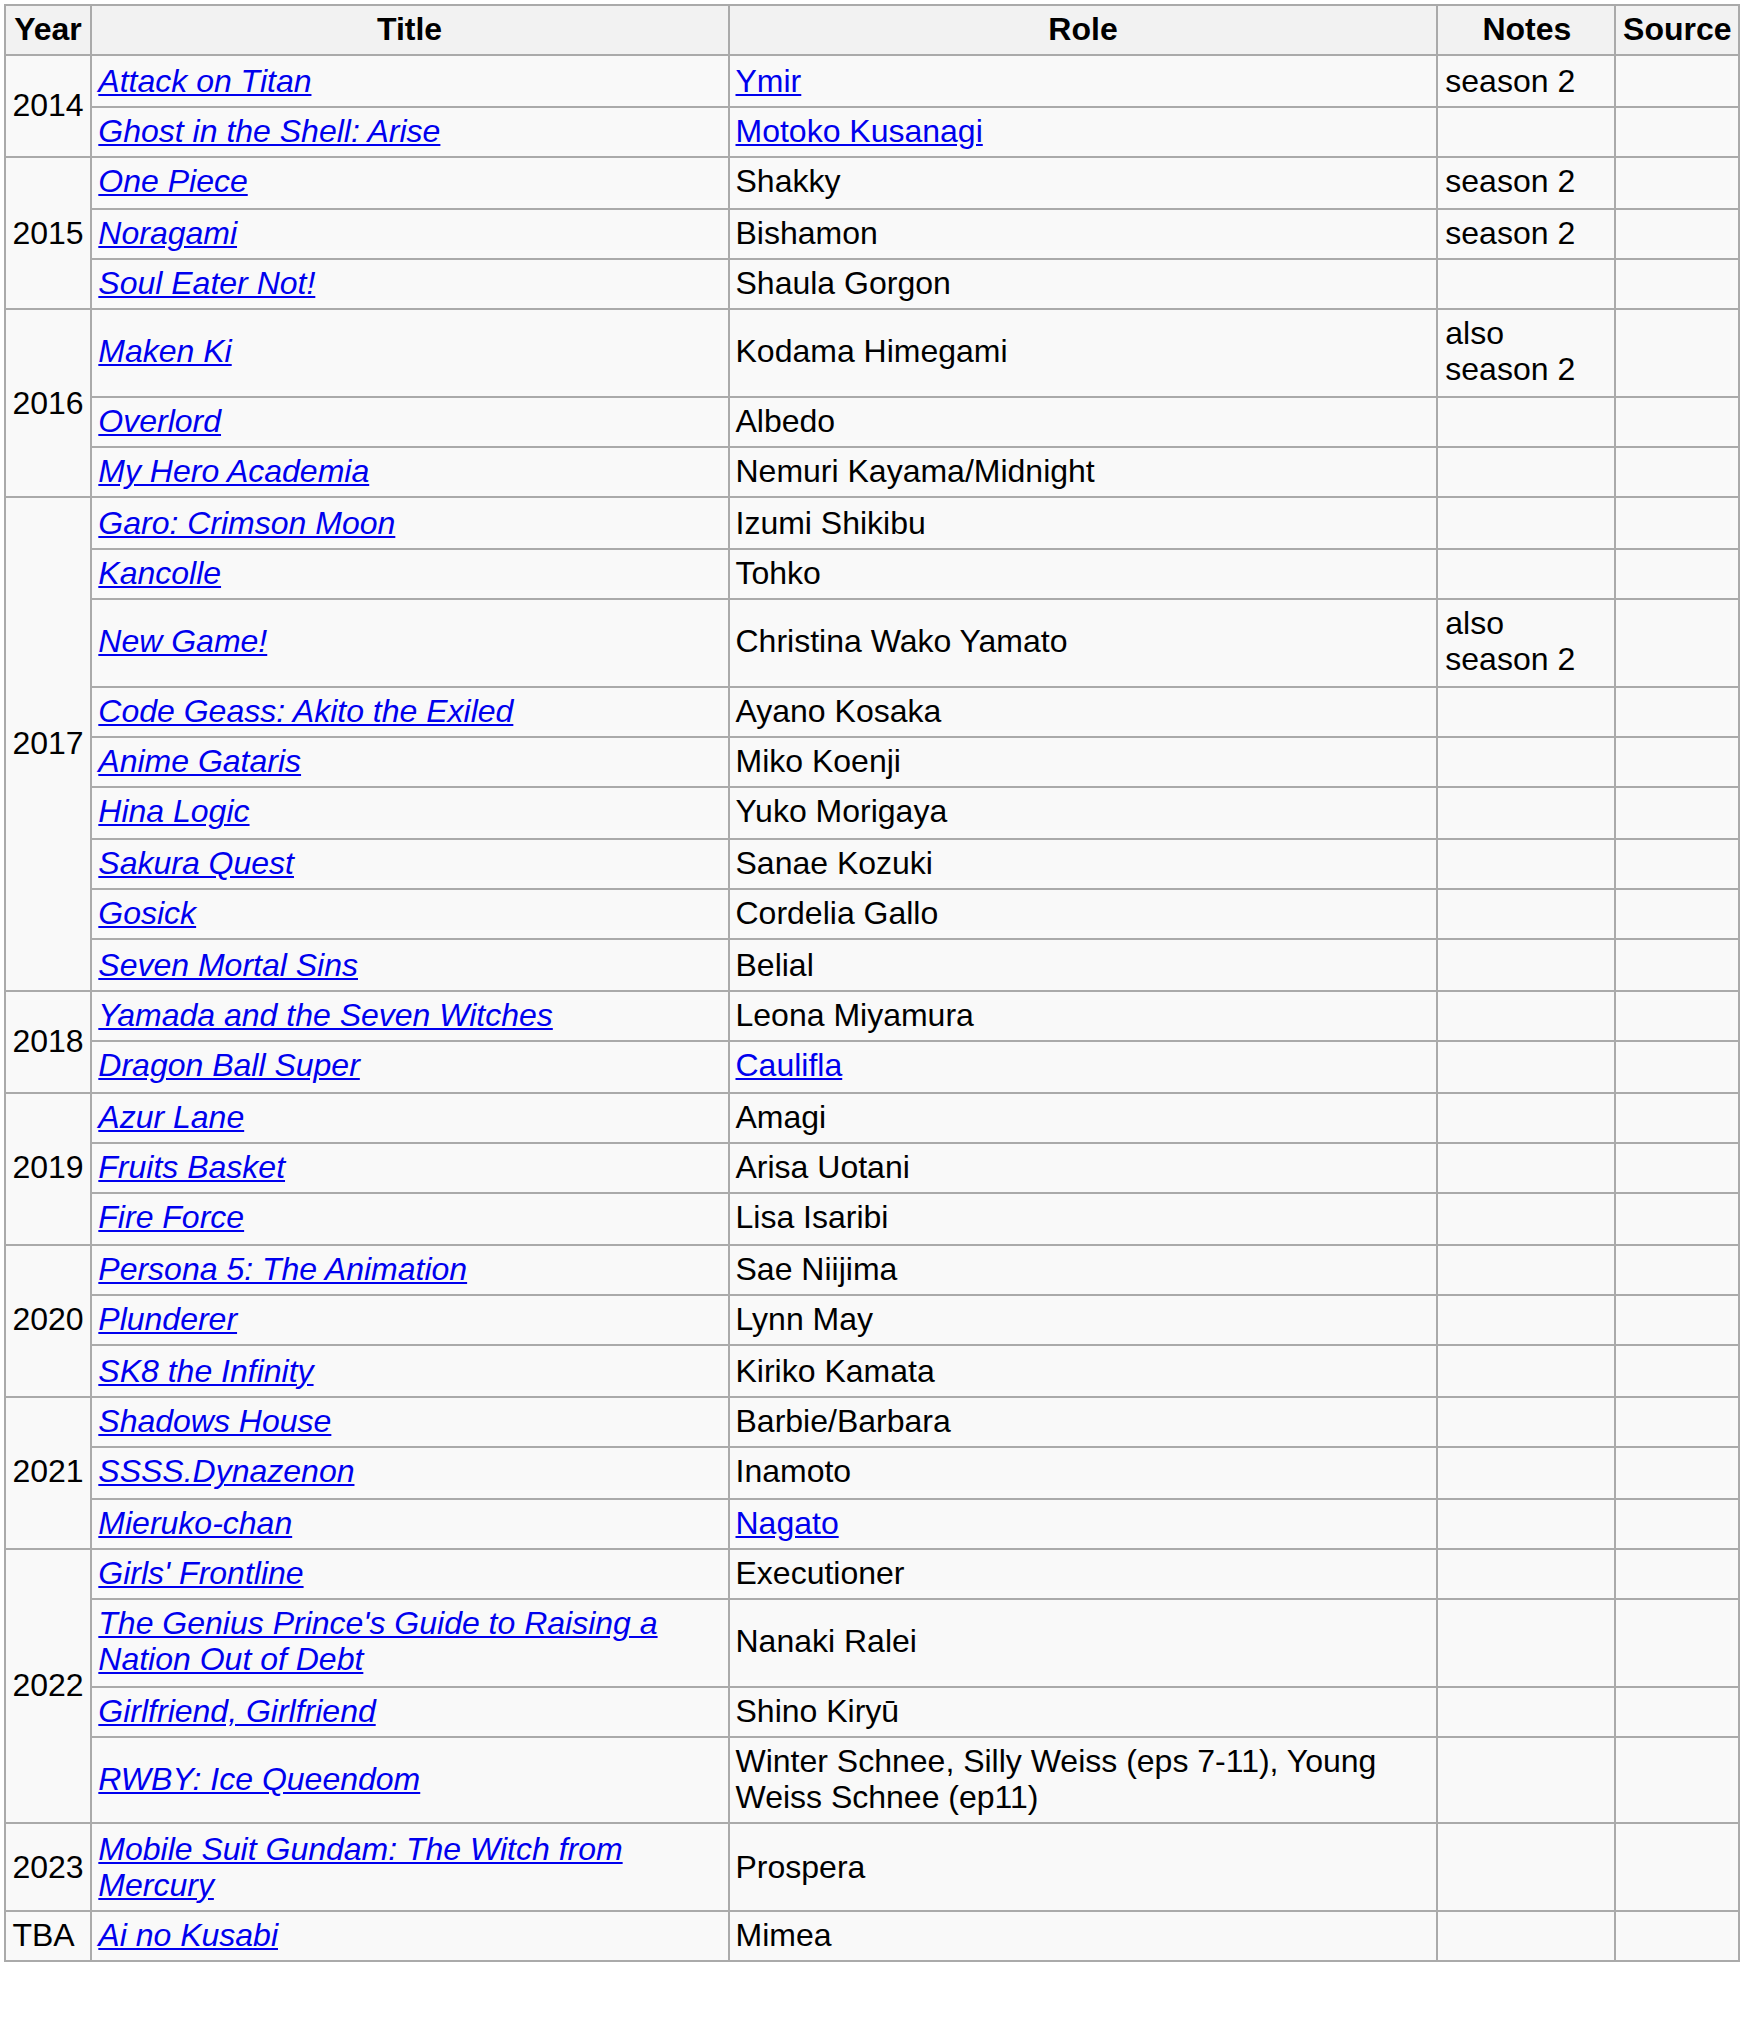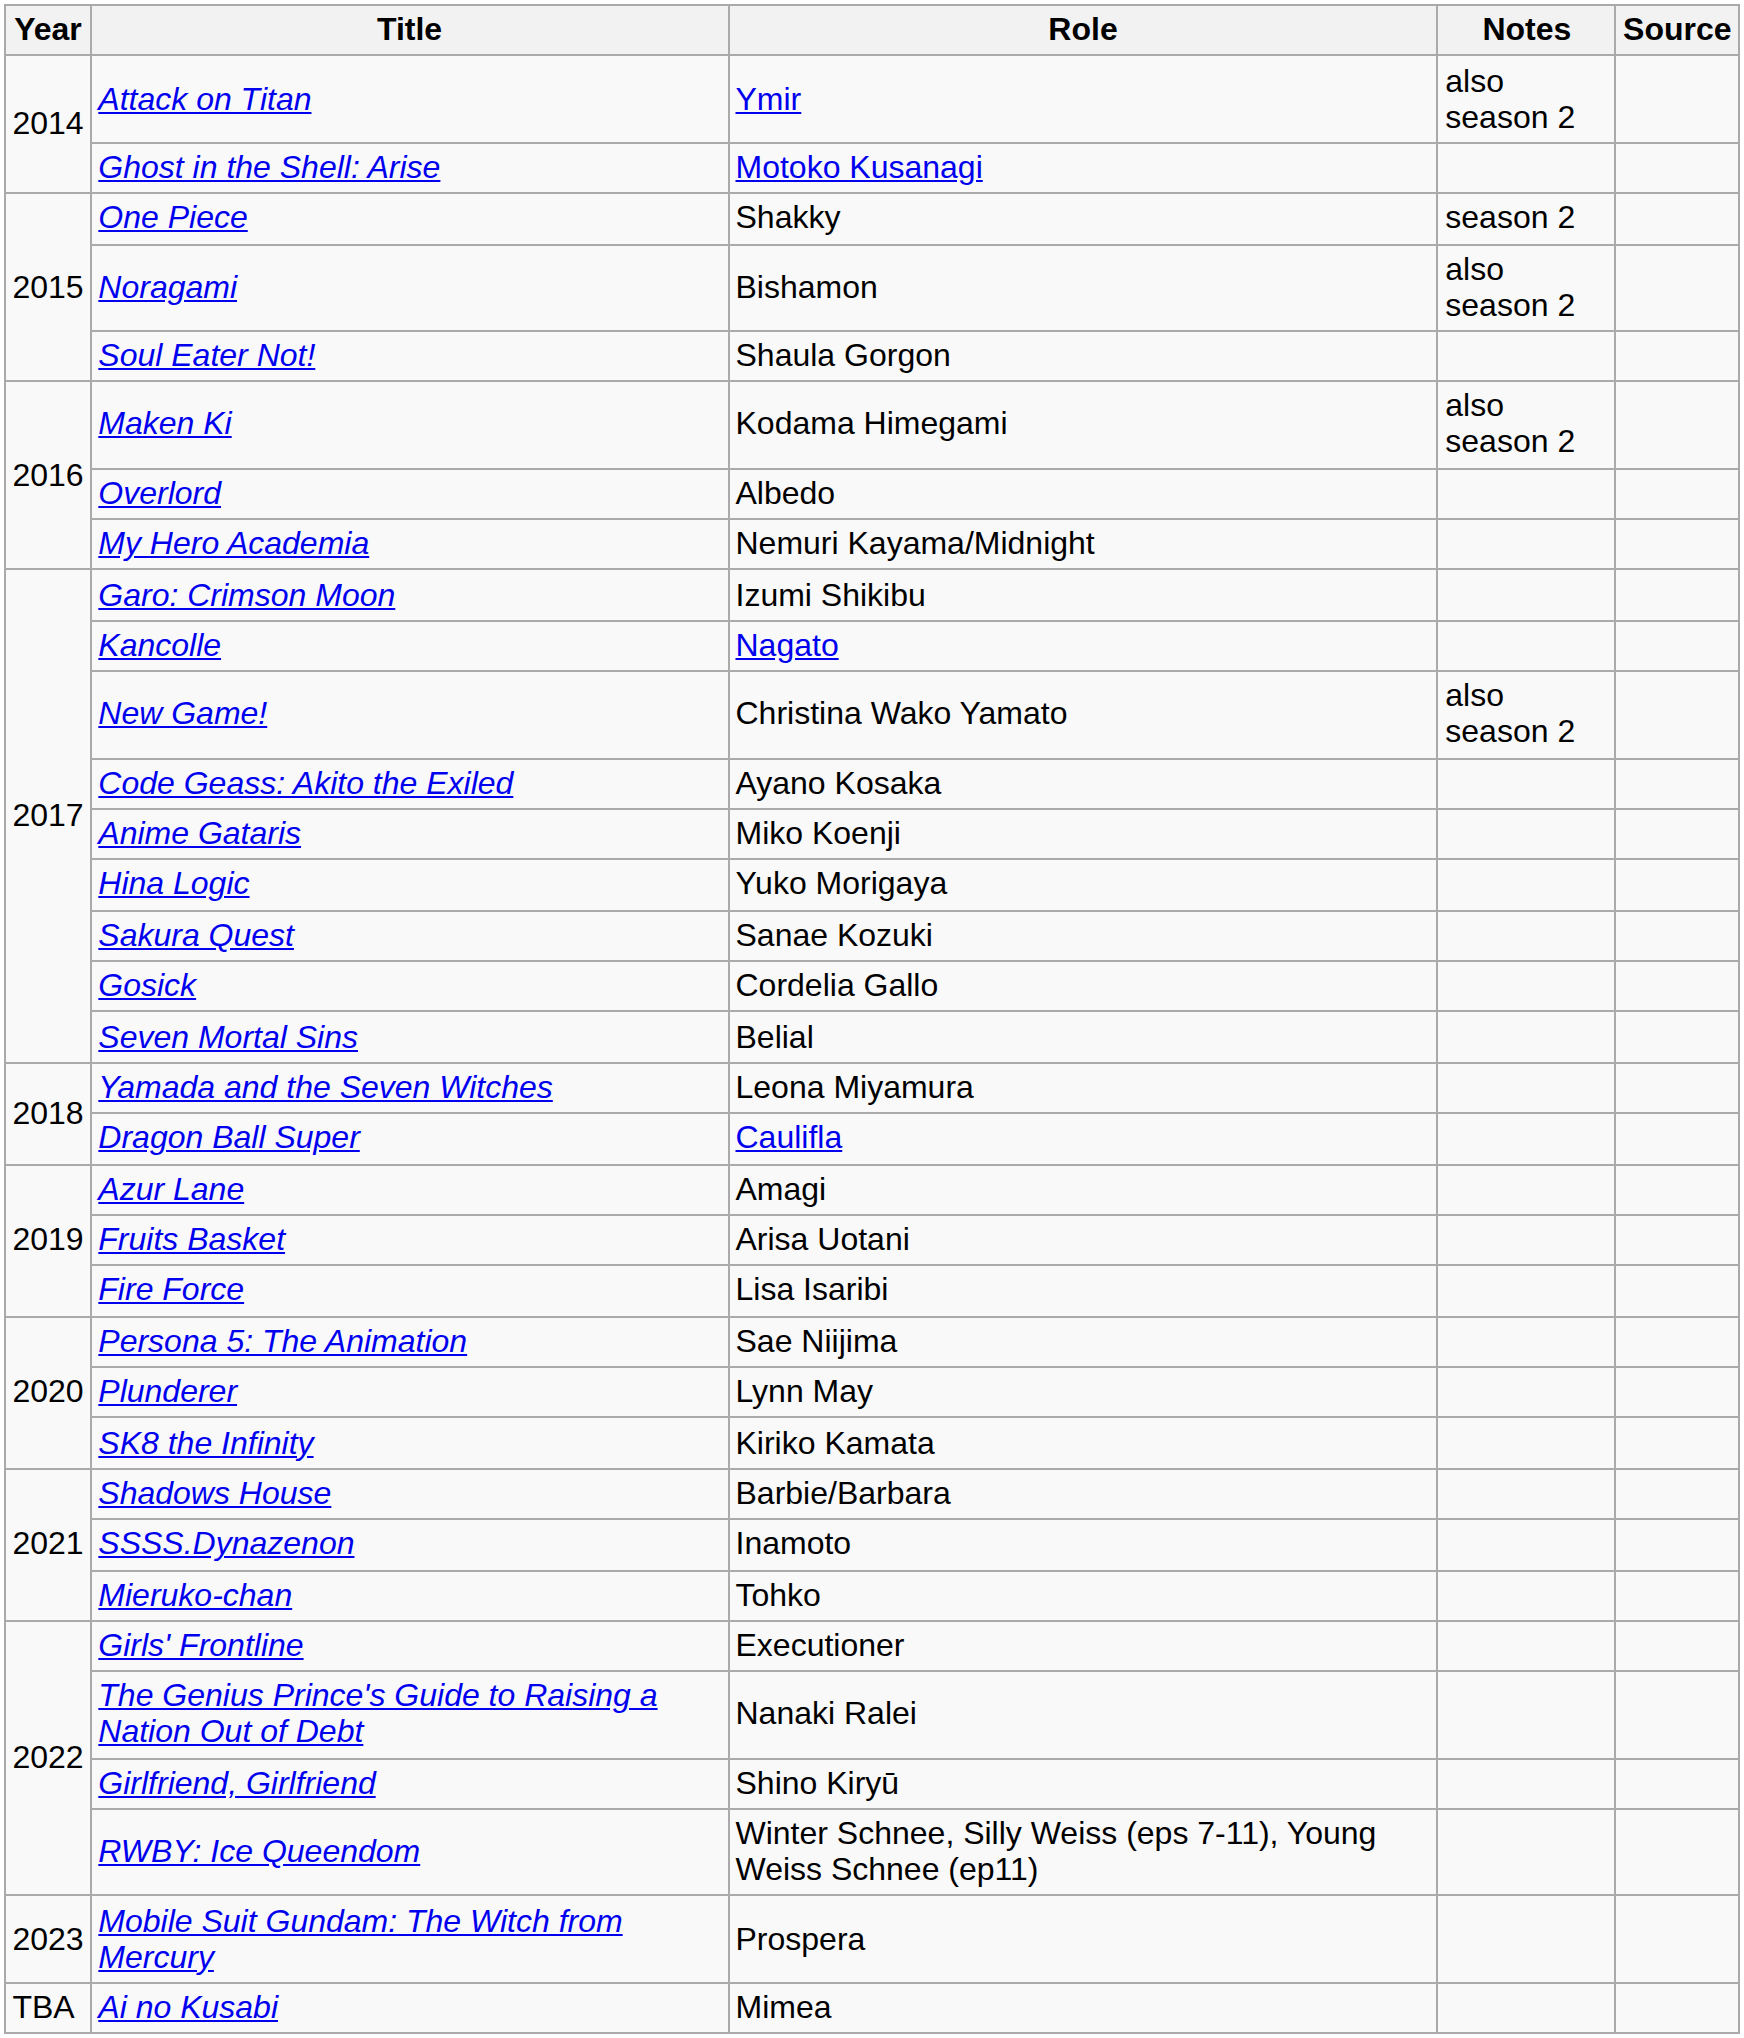(1510, 80) season 2 -> (1510, 98) also season 2
(1510, 232) season 2 -> (1510, 286) also season 2
(778, 573) Tohko -> (787, 645) Nagato
(787, 1522) Nagato -> (778, 1594) Tohko
